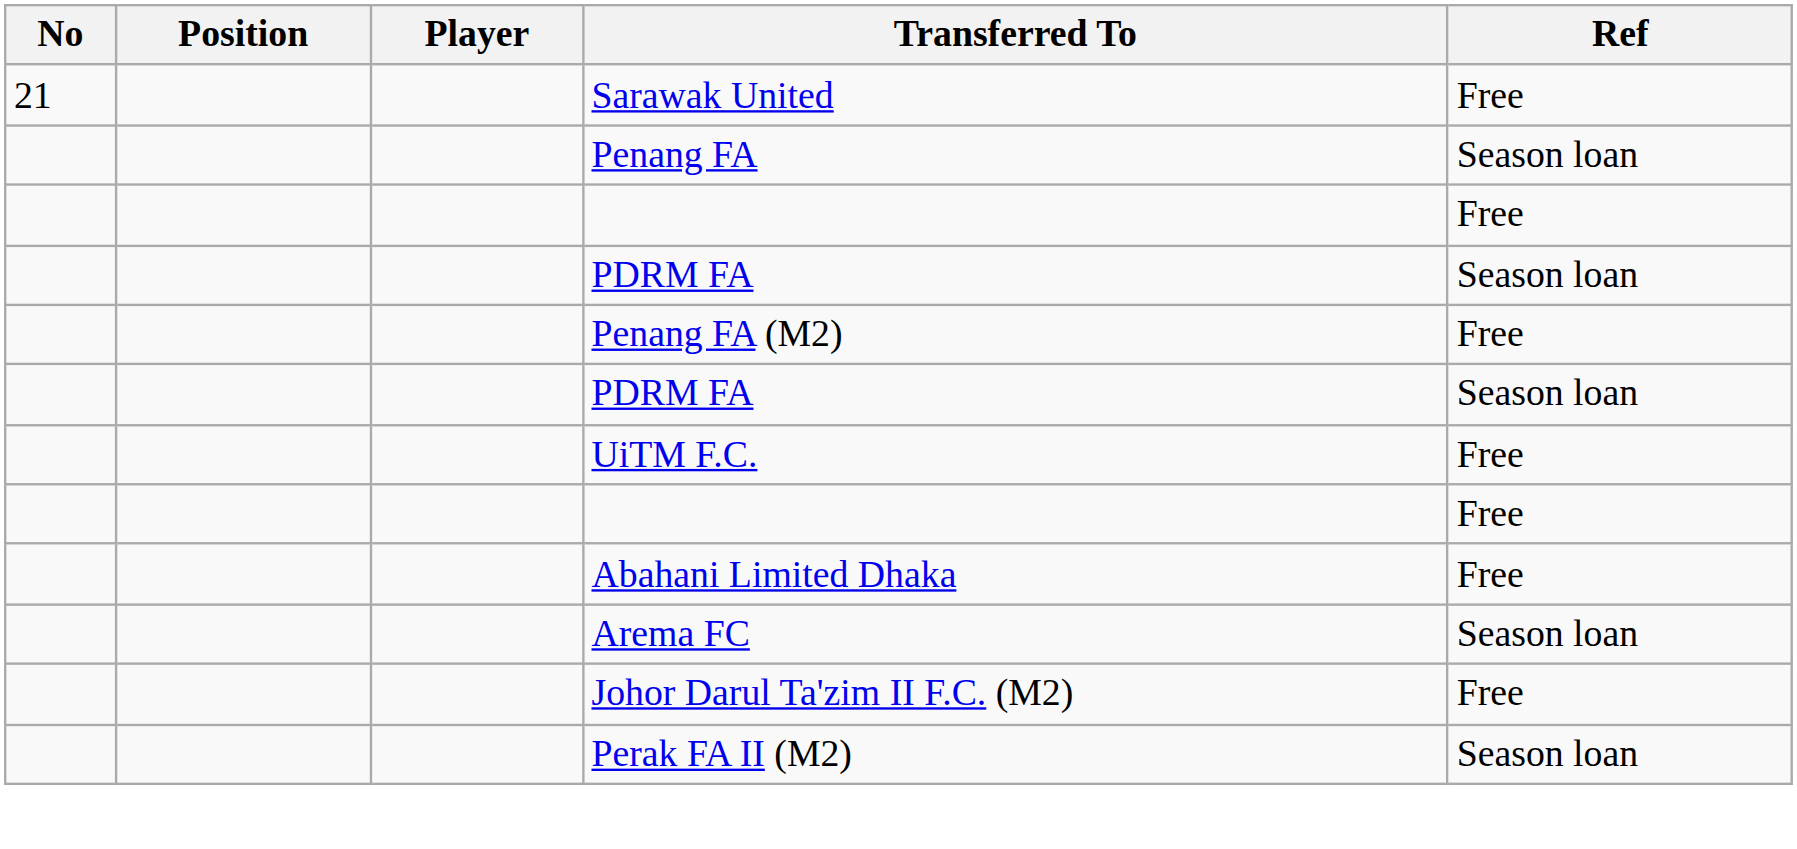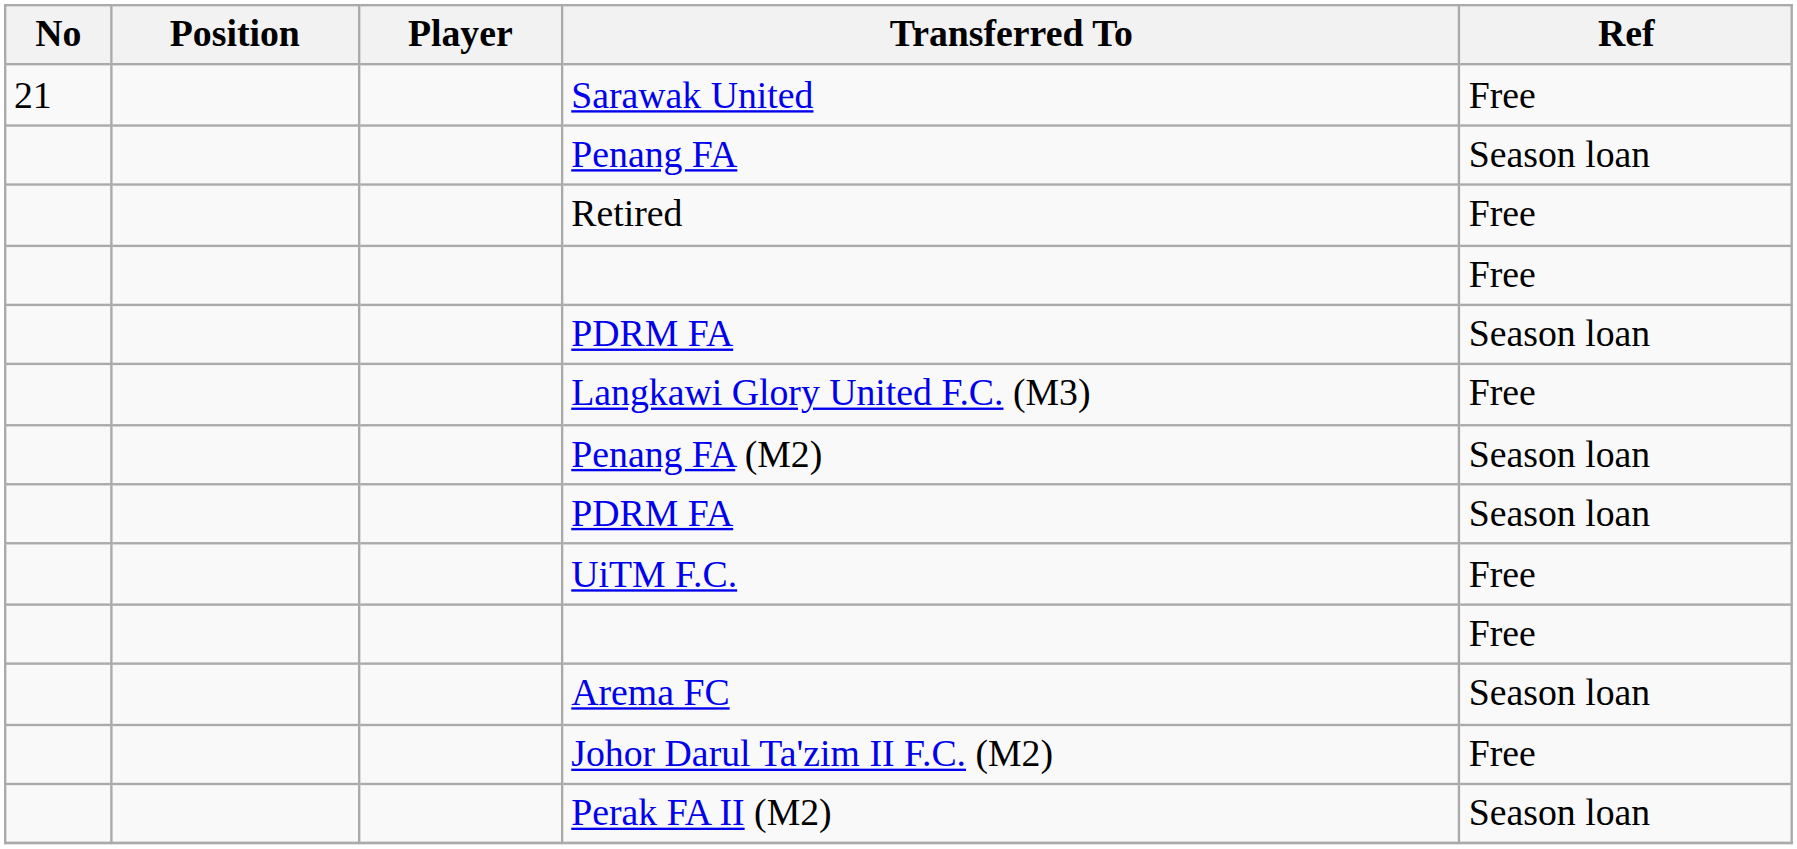+ row: (58, 215)
+ row: (58, 394)
(1490, 333) Free -> (1559, 453) Season loan
- row: (60, 574)
